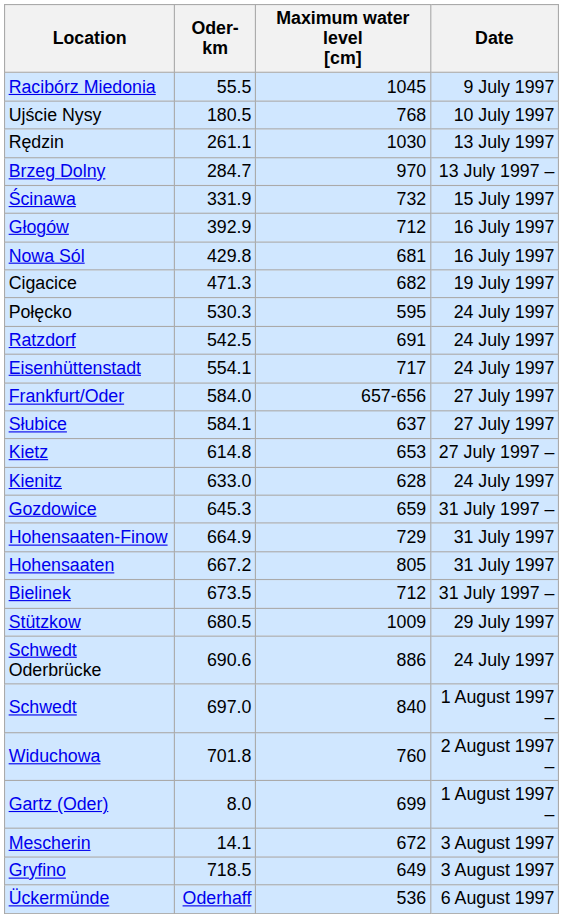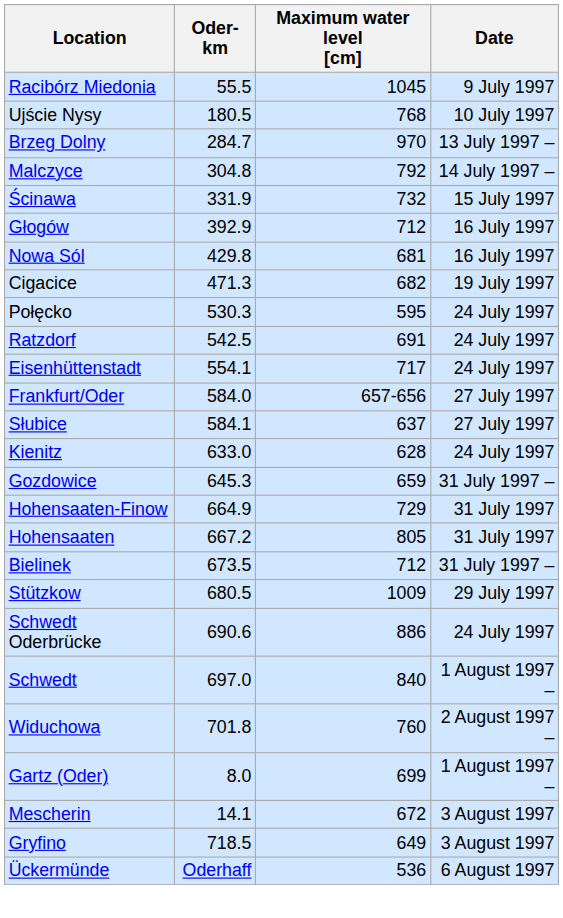- row: (36, 143)
+ row: (46, 171)
- row: (28, 452)
